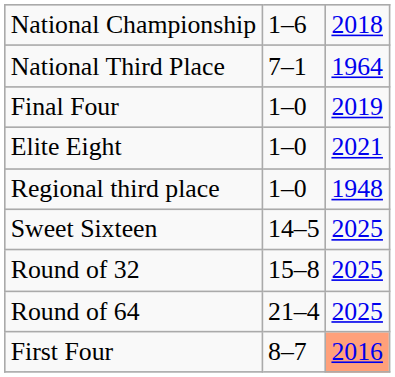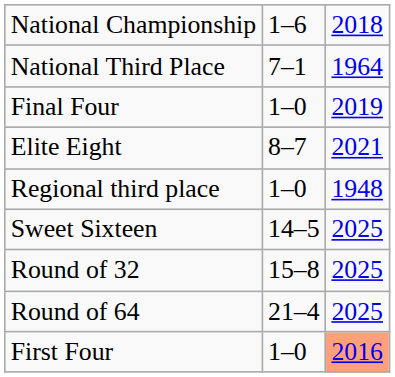(287, 147) 1–0 -> (287, 147) 8–7
(287, 351) 8–7 -> (287, 351) 1–0
